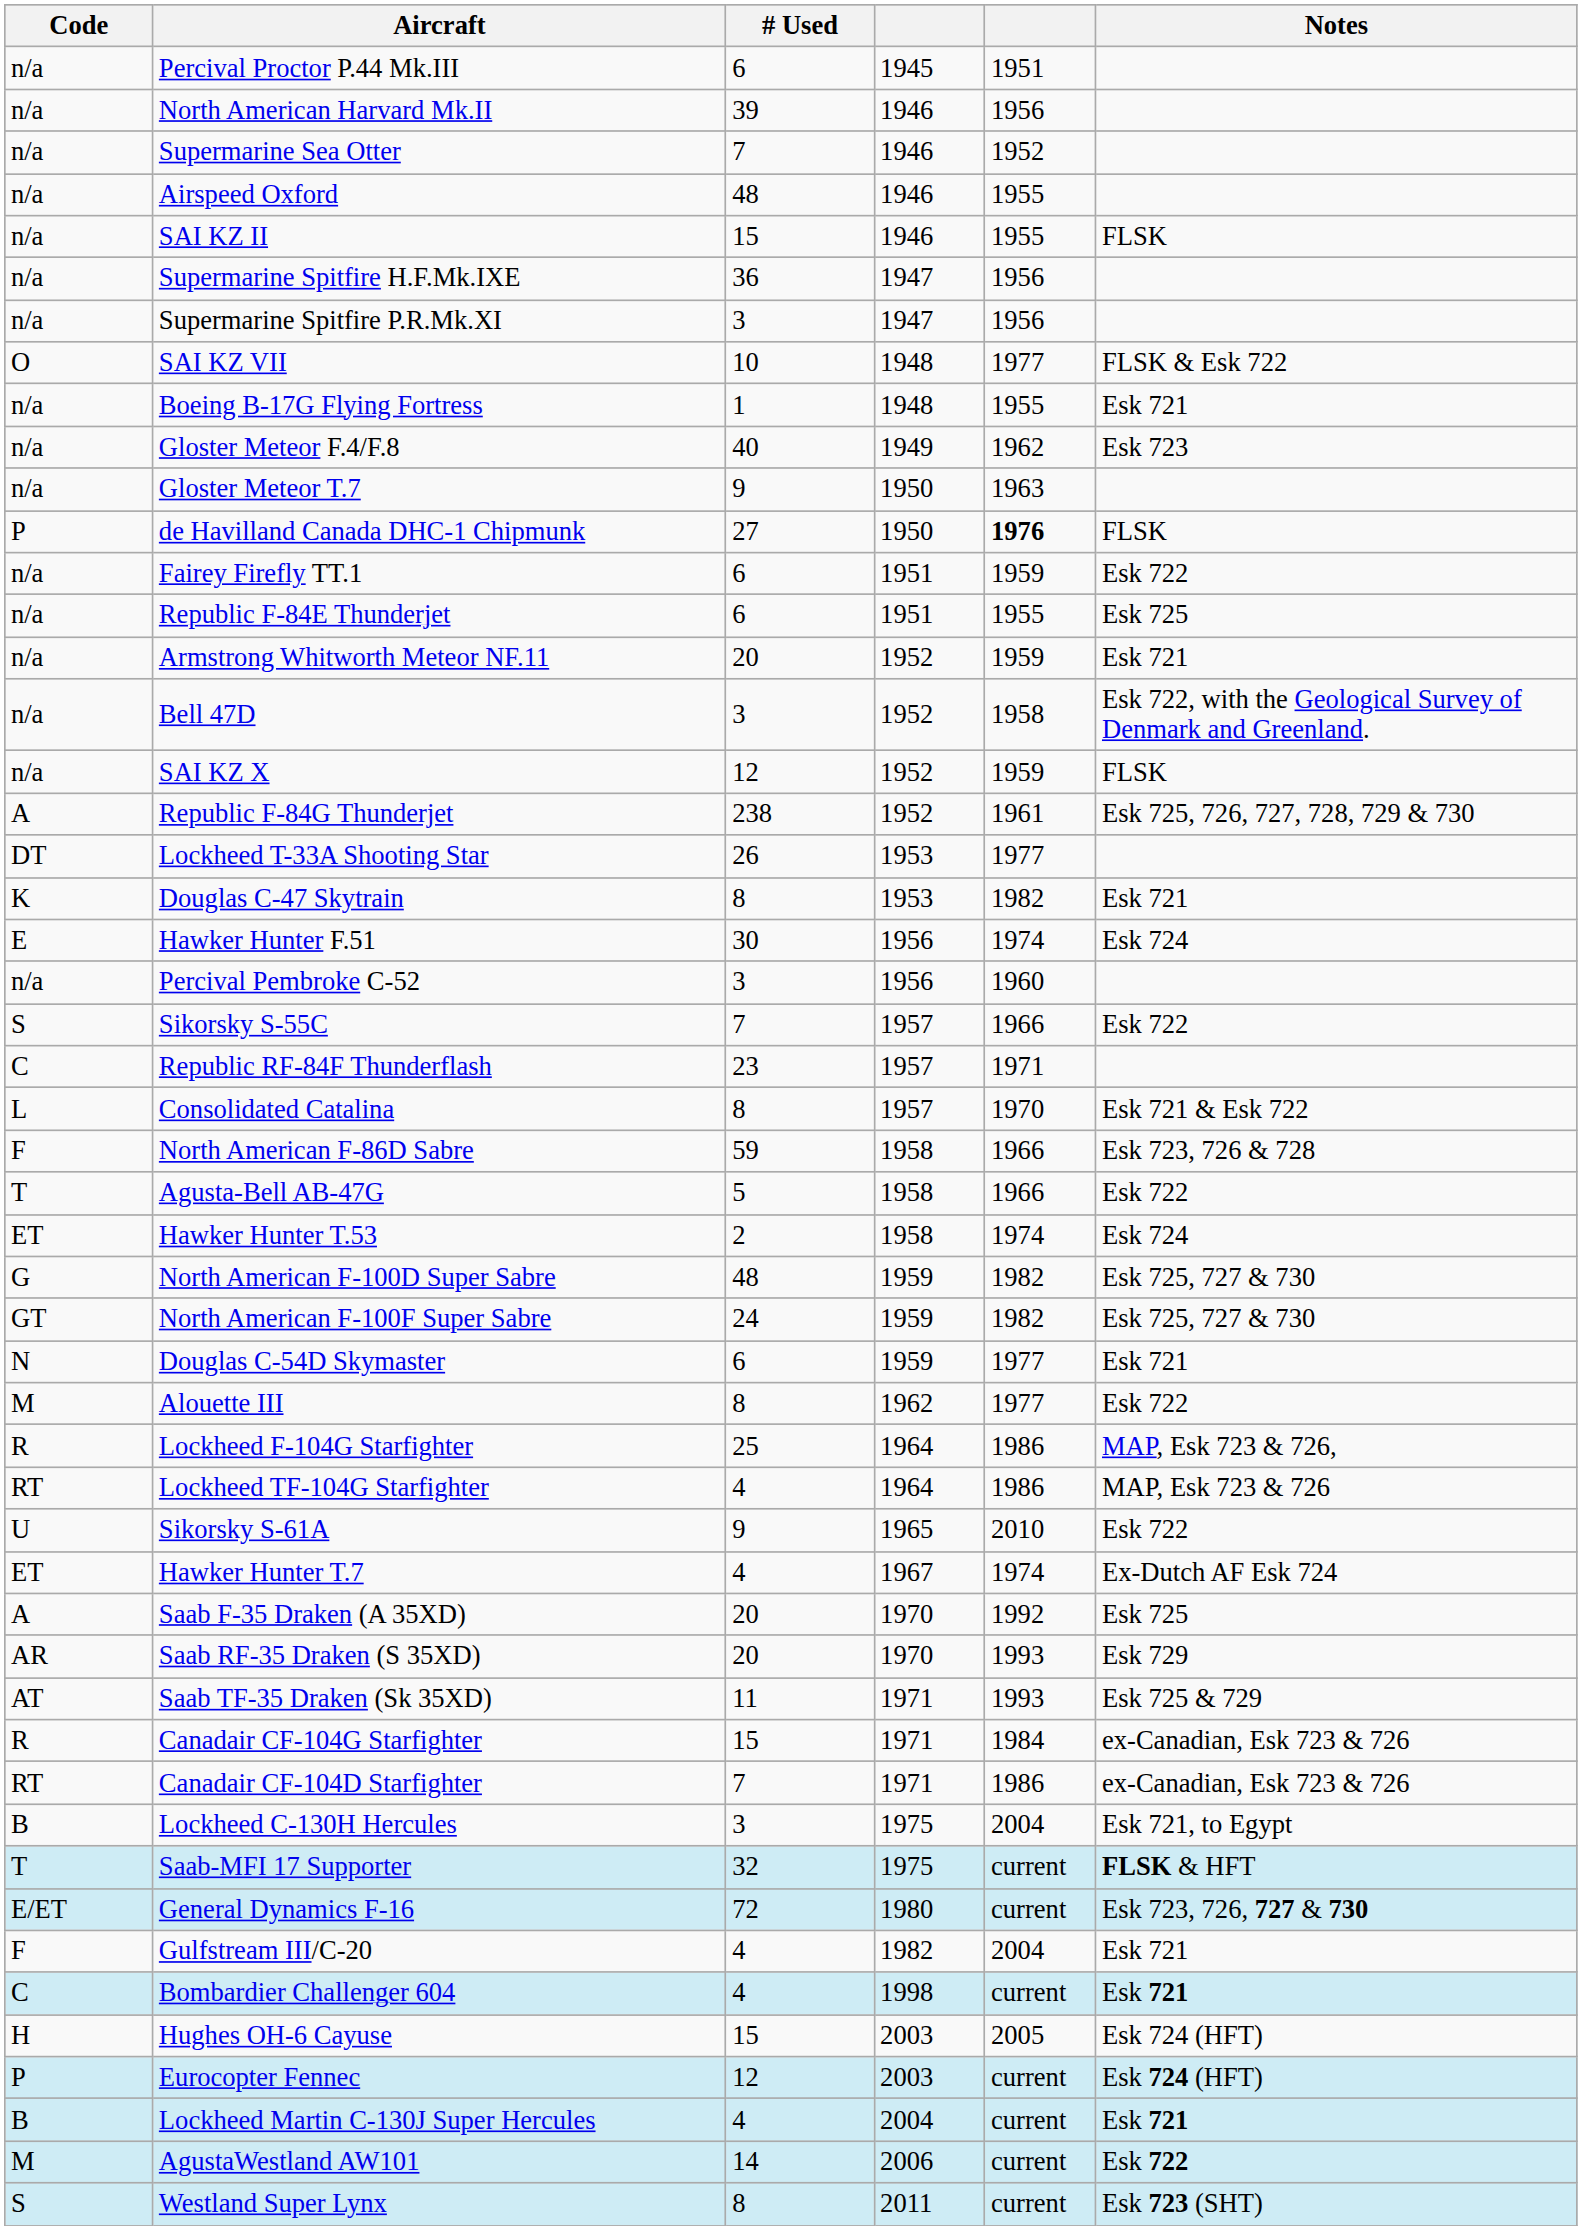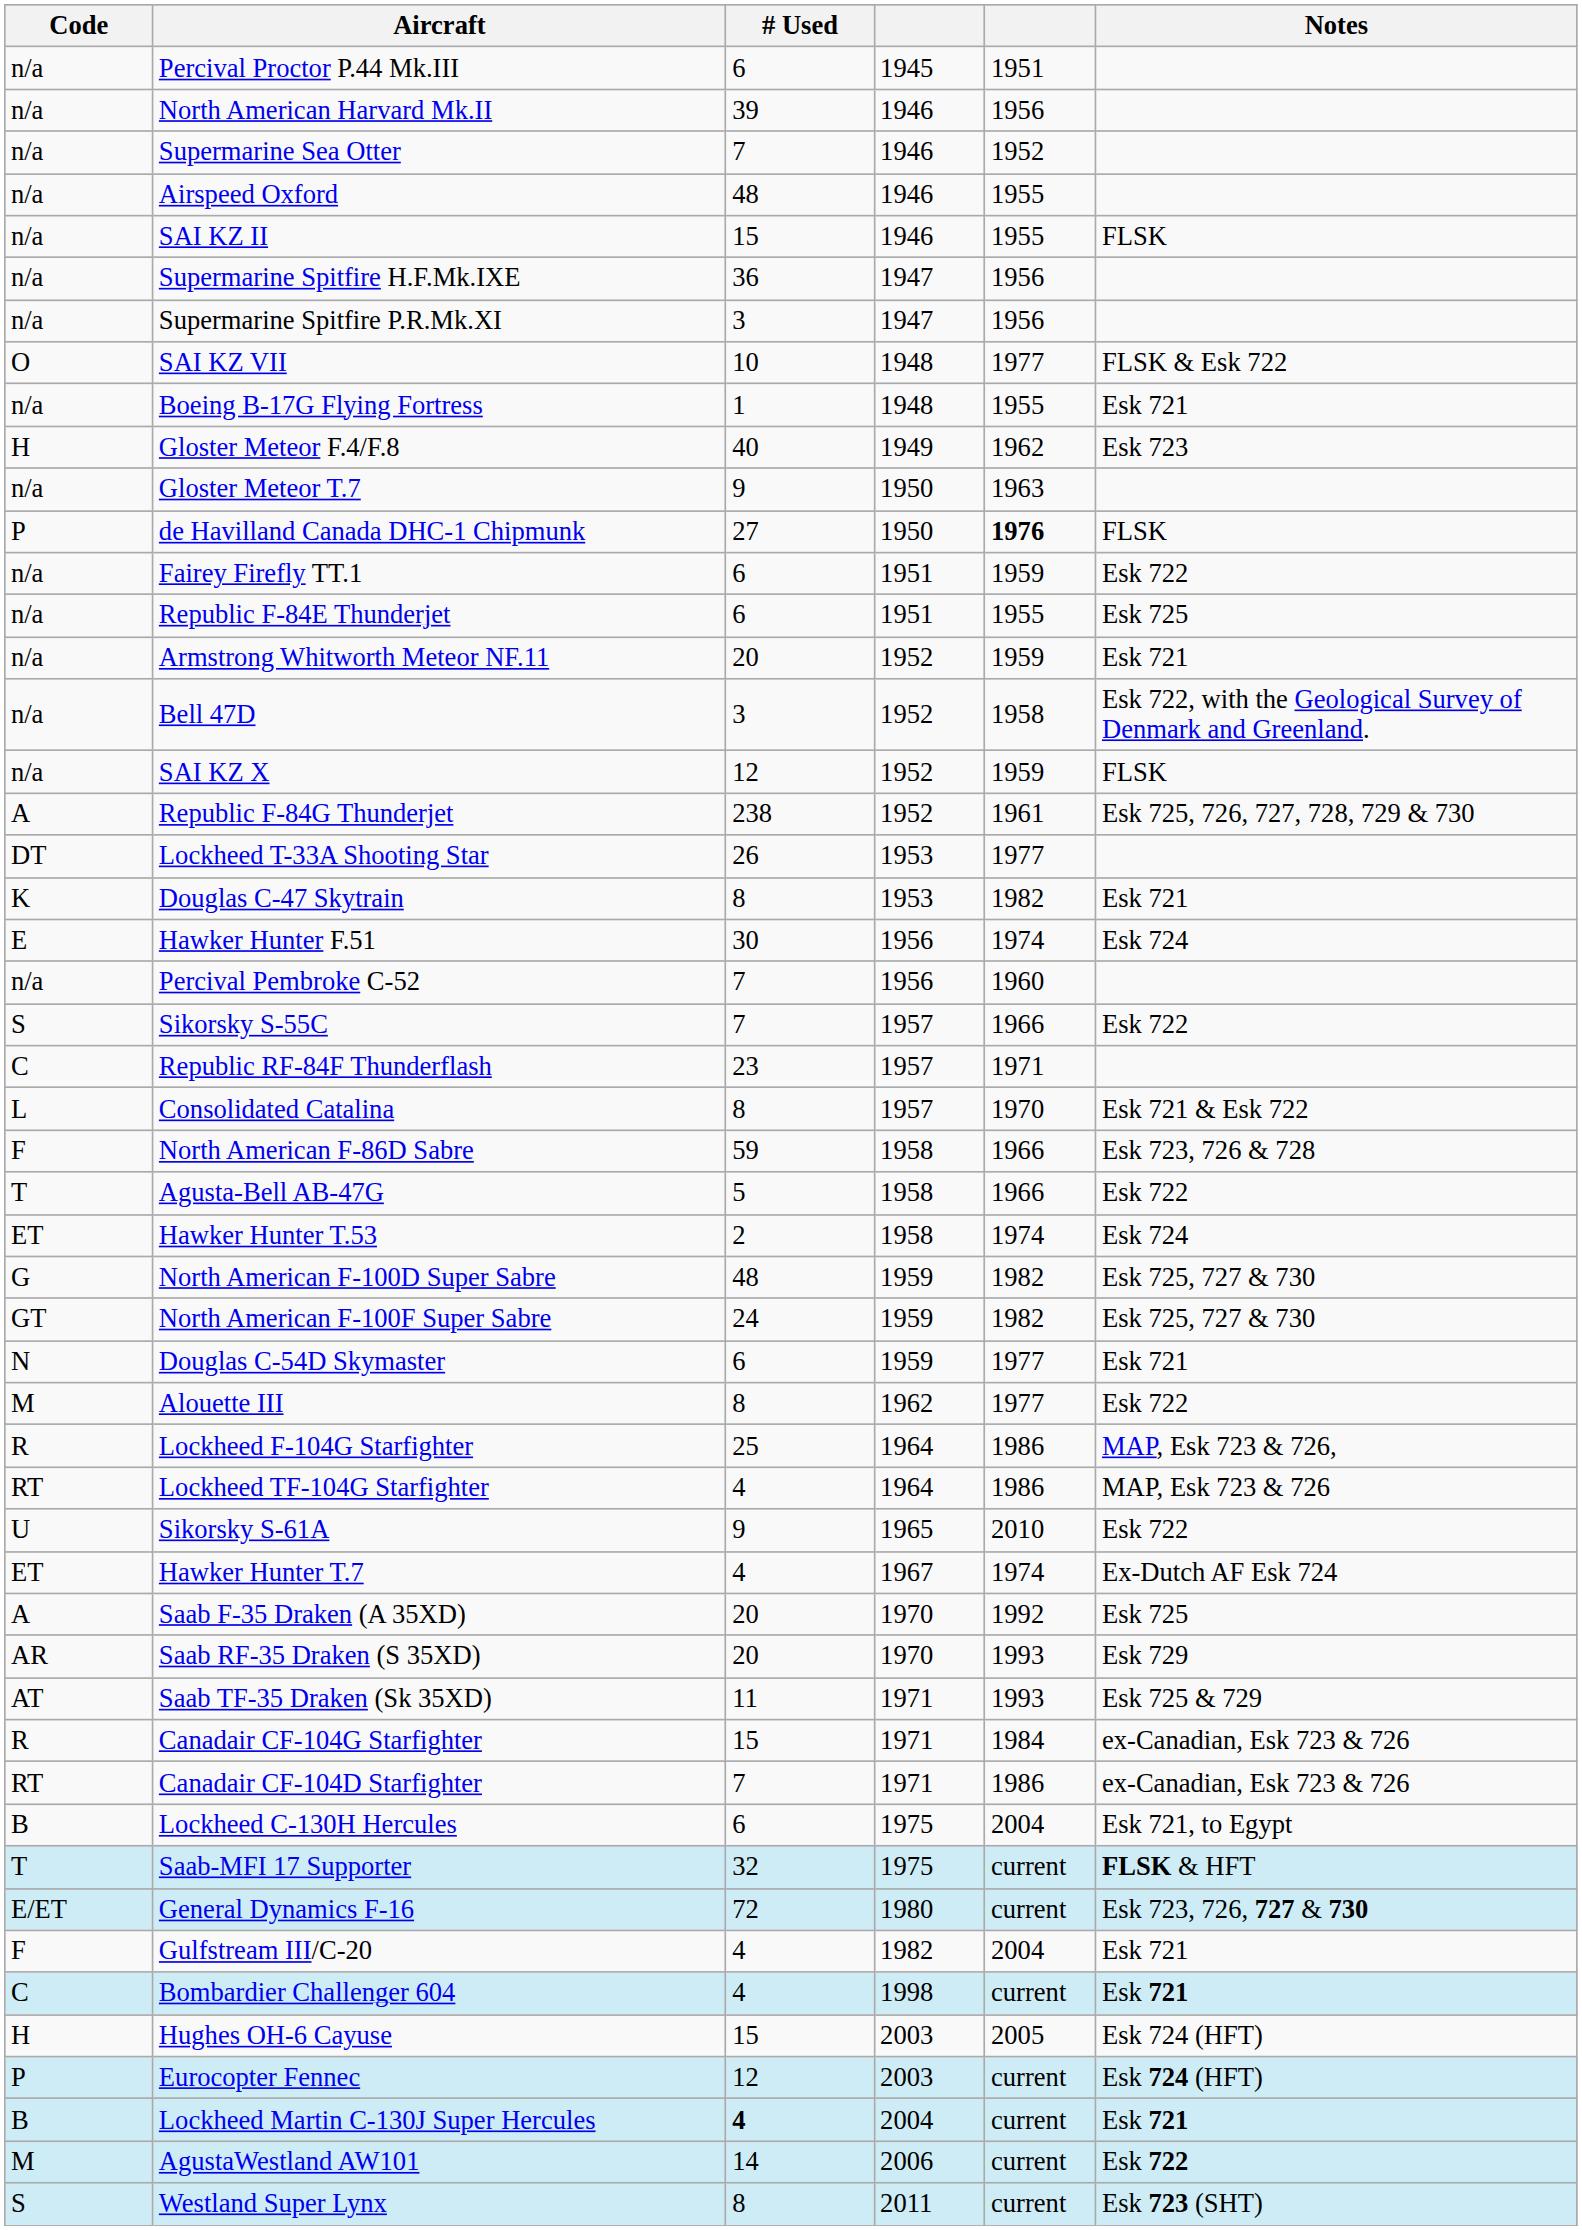(27, 446) n/a -> (21, 446) H
(739, 982) 3 -> (739, 982) 7
(739, 1824) 3 -> (739, 1824) 6
(739, 2119) normal -> (739, 2119) bold
